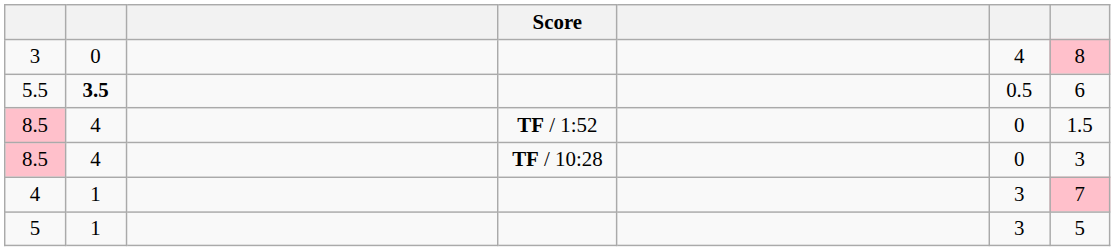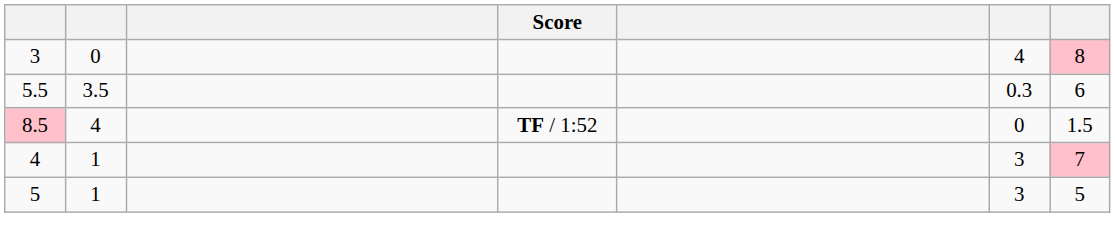(96, 90) bold -> (96, 90) normal
(1019, 90) 0.5 -> (1019, 90) 0.3
- row: (35, 159)
